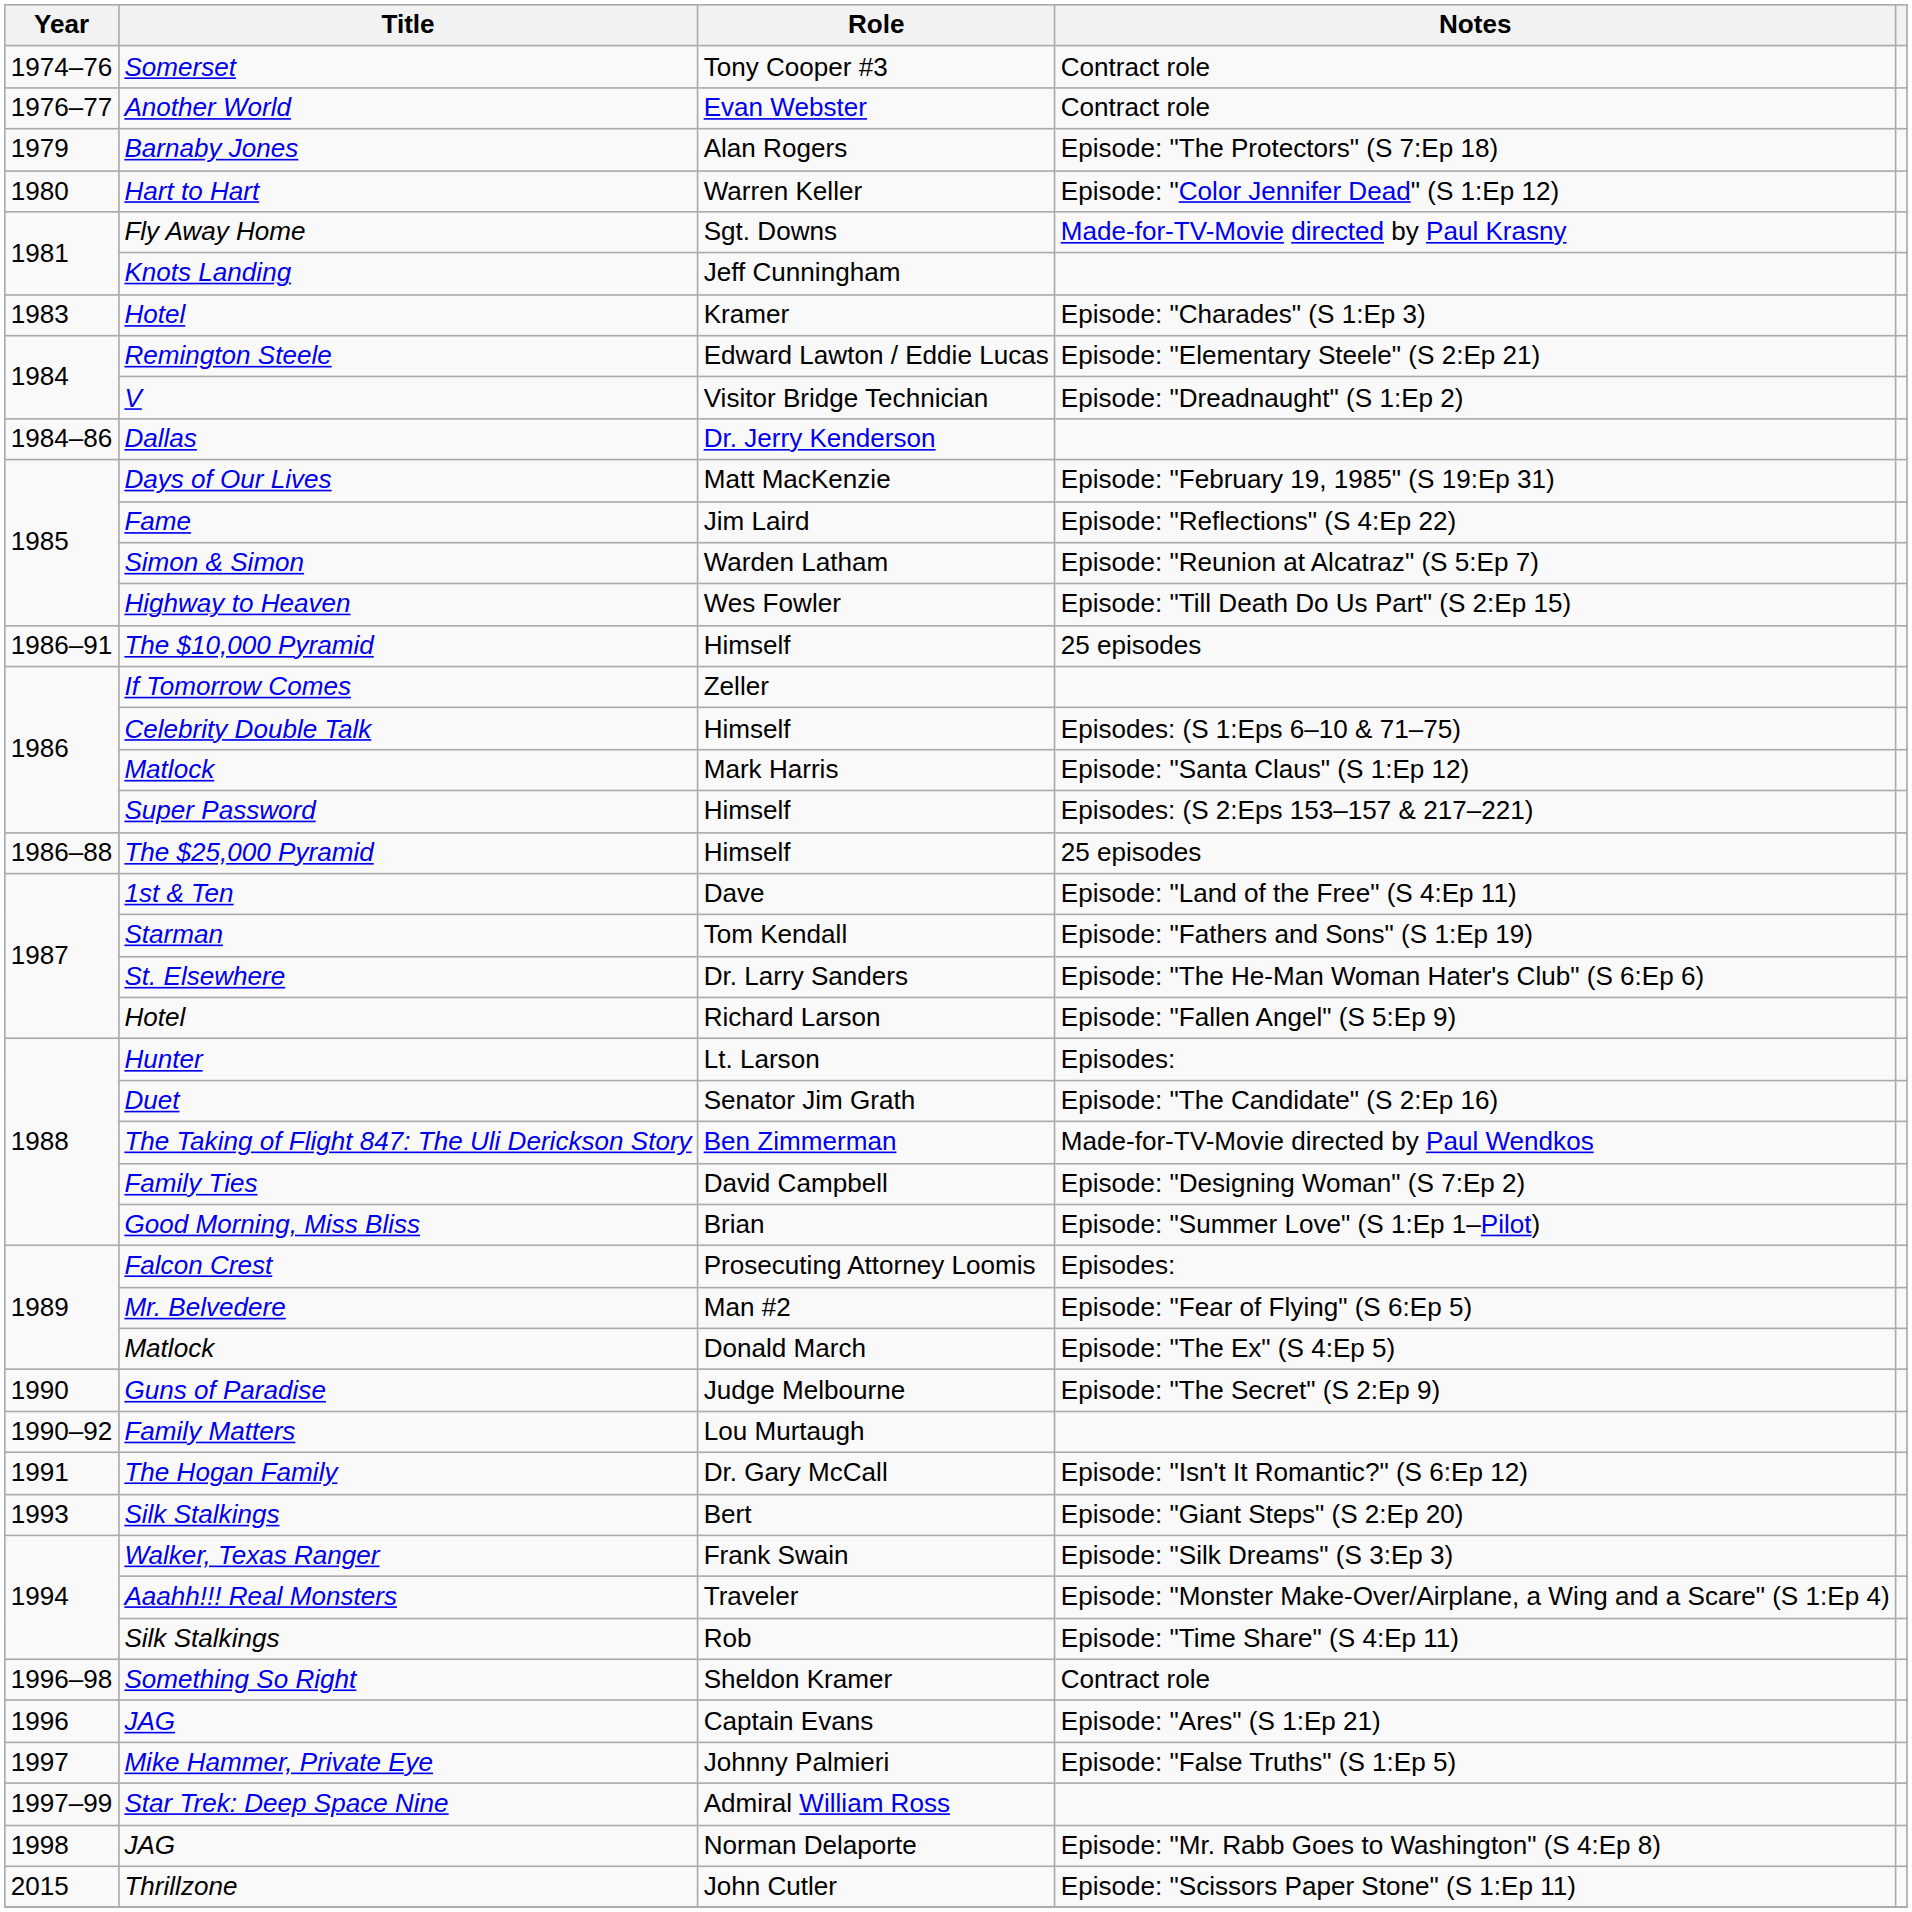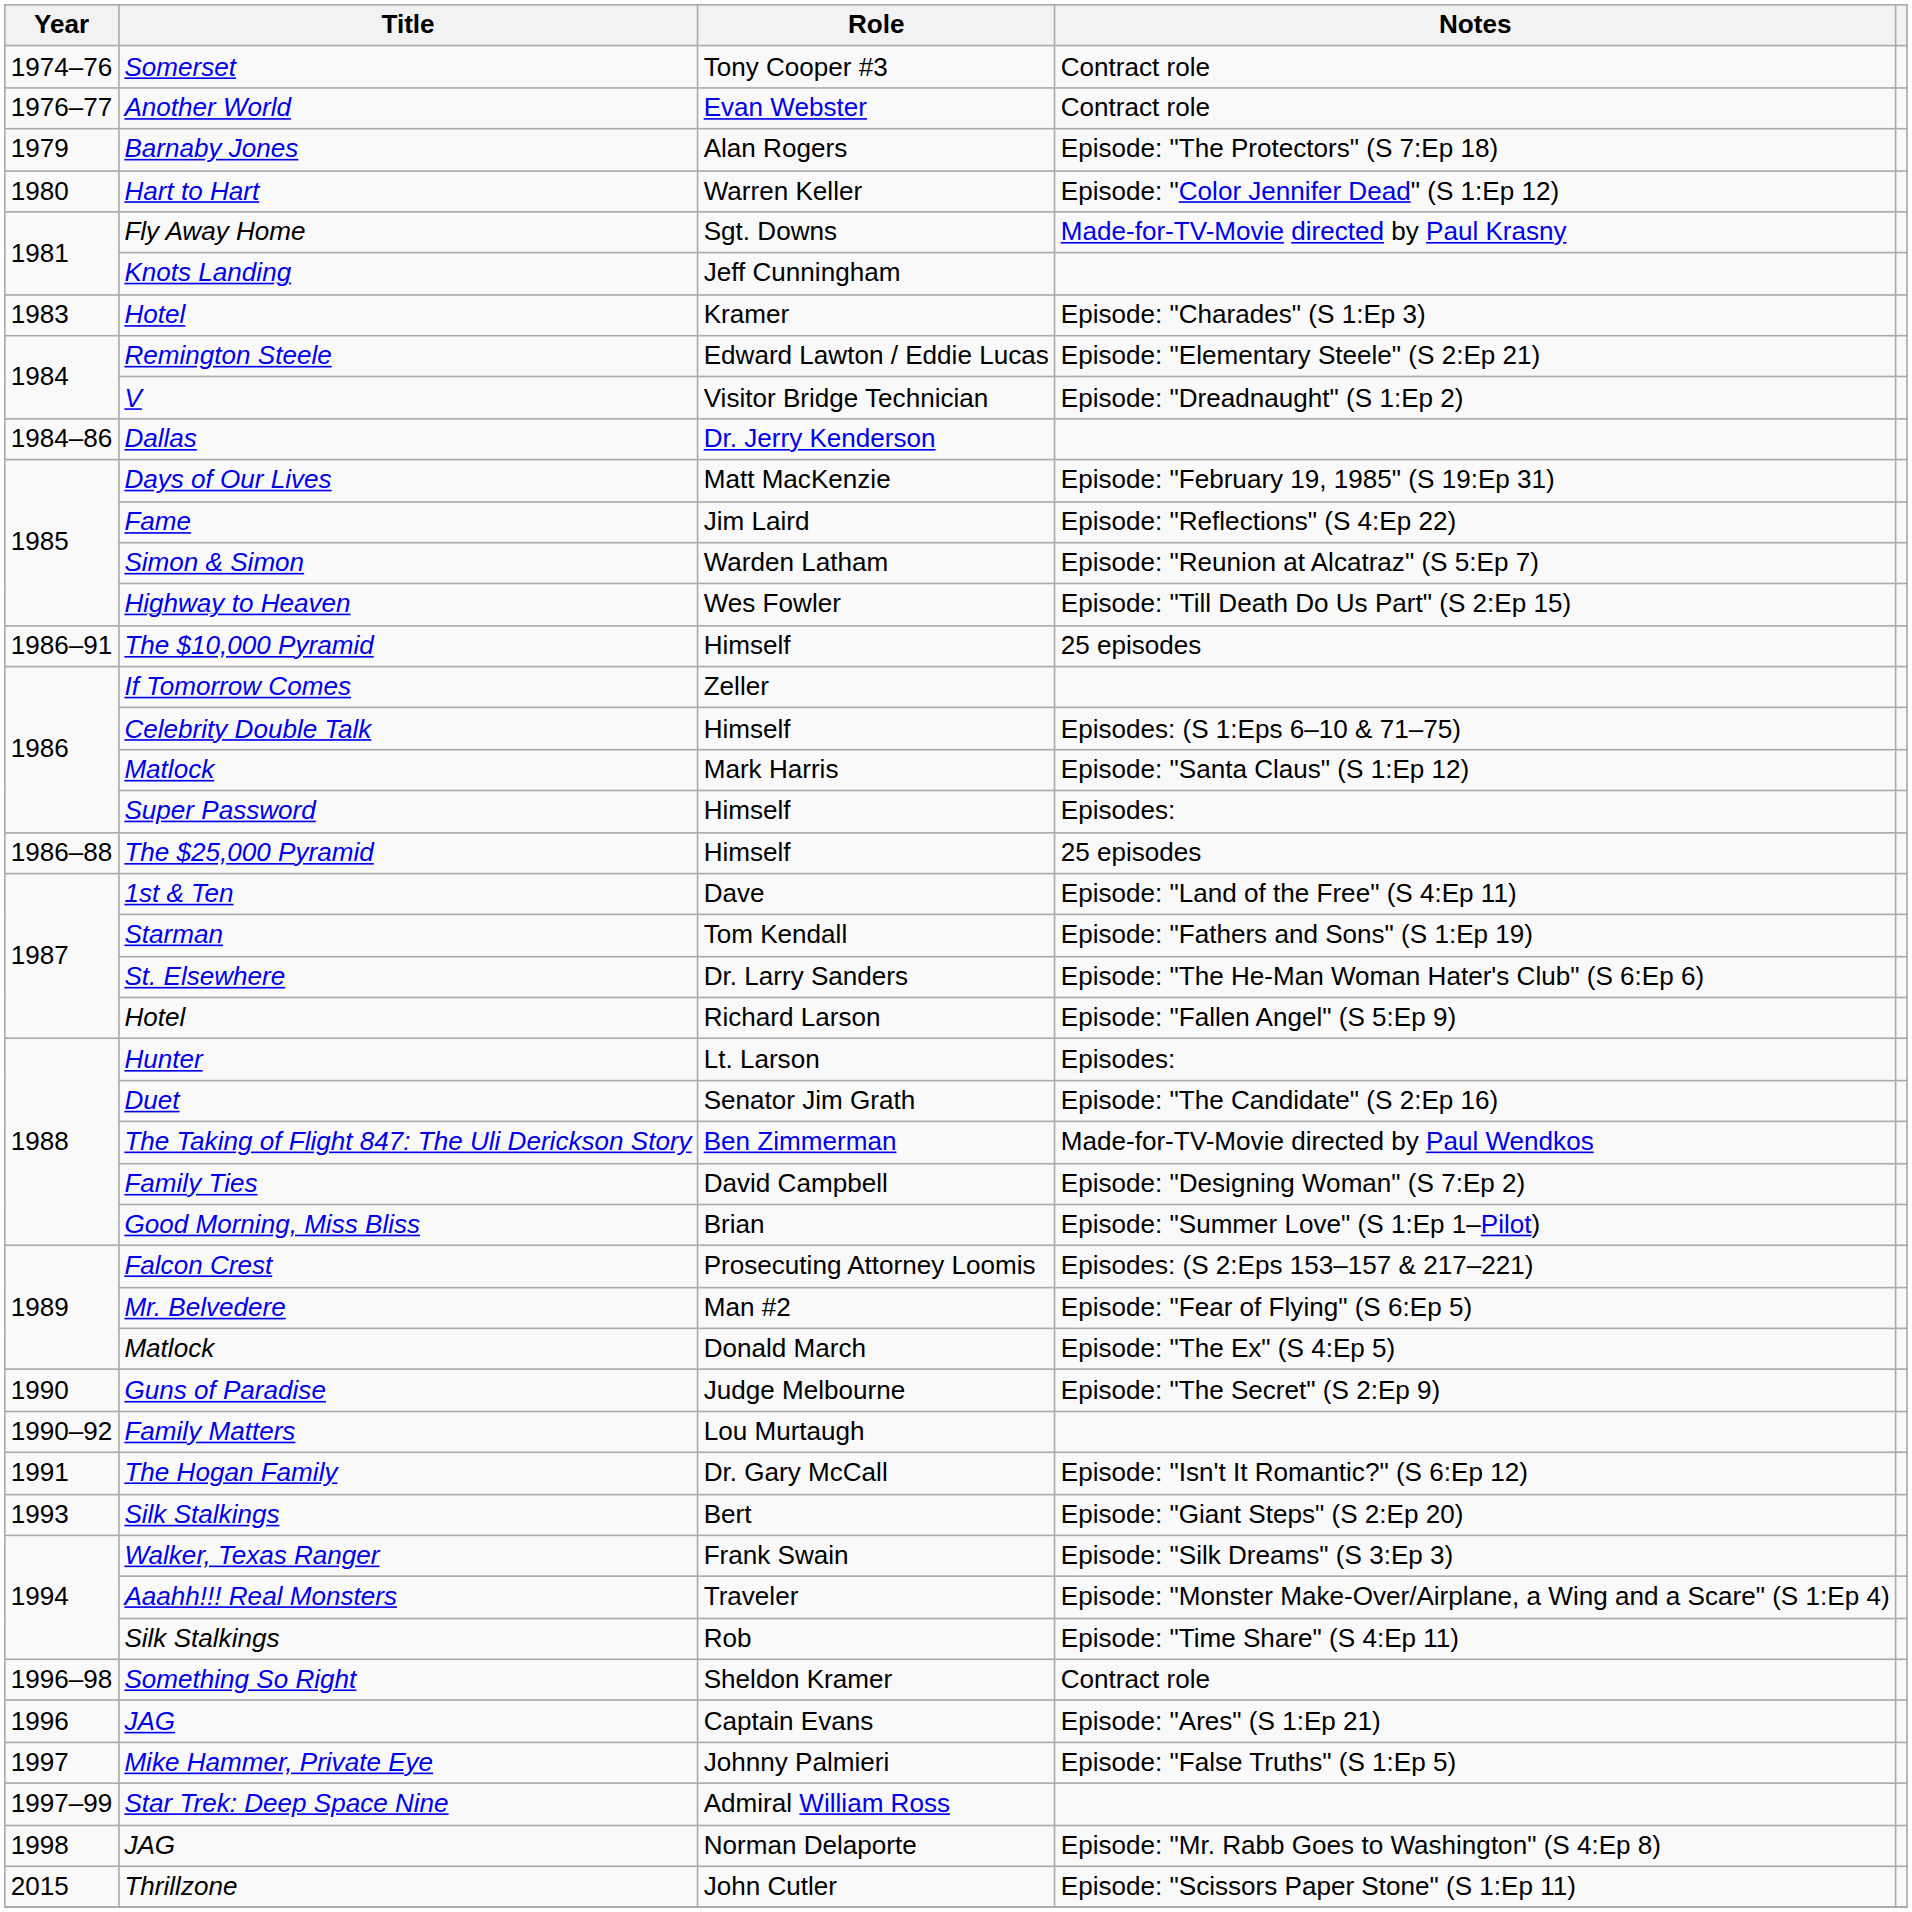(1297, 811) Episodes: (S 2:Eps 153–157 & 217–221) -> (1118, 811) Episodes:
(1118, 1266) Episodes: -> (1297, 1266) Episodes: (S 2:Eps 153–157 & 217–221)
